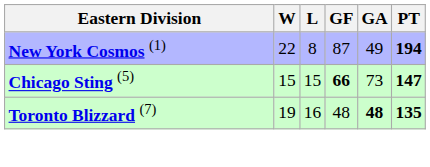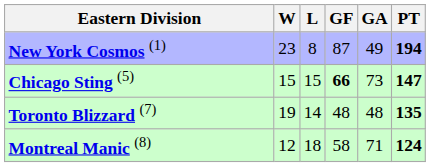(287, 48) 22 -> (287, 48) 23
(312, 113) 16 -> (312, 113) 14
(374, 113) bold -> (374, 113) normal
+ row: (80, 145)
